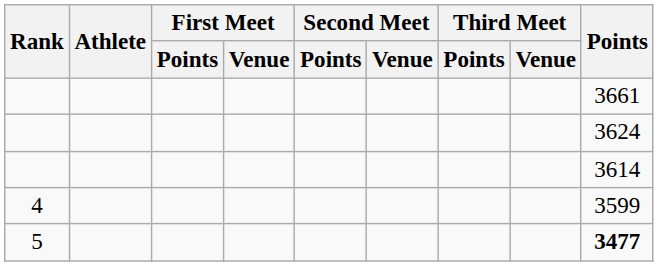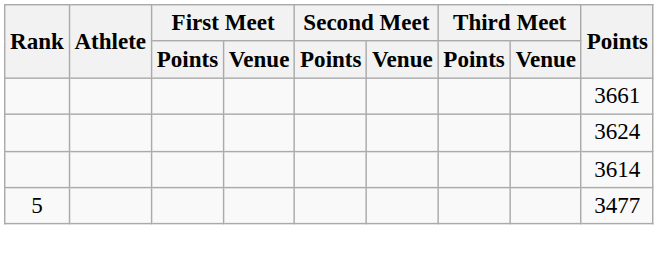- row: (37, 205)
(617, 242) bold -> (617, 205) normal
